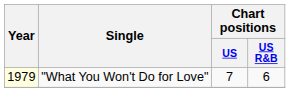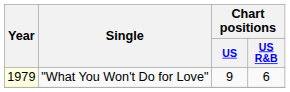(230, 77) 7 -> (230, 77) 9
